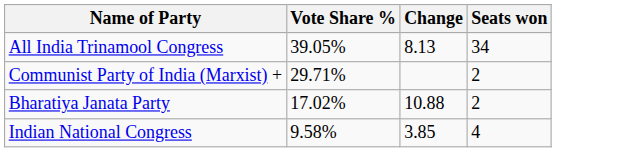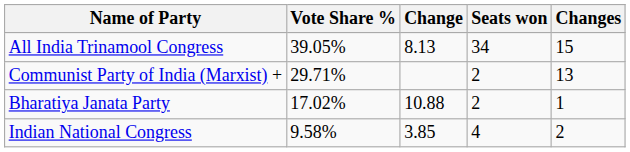+ column: (588, 18)
